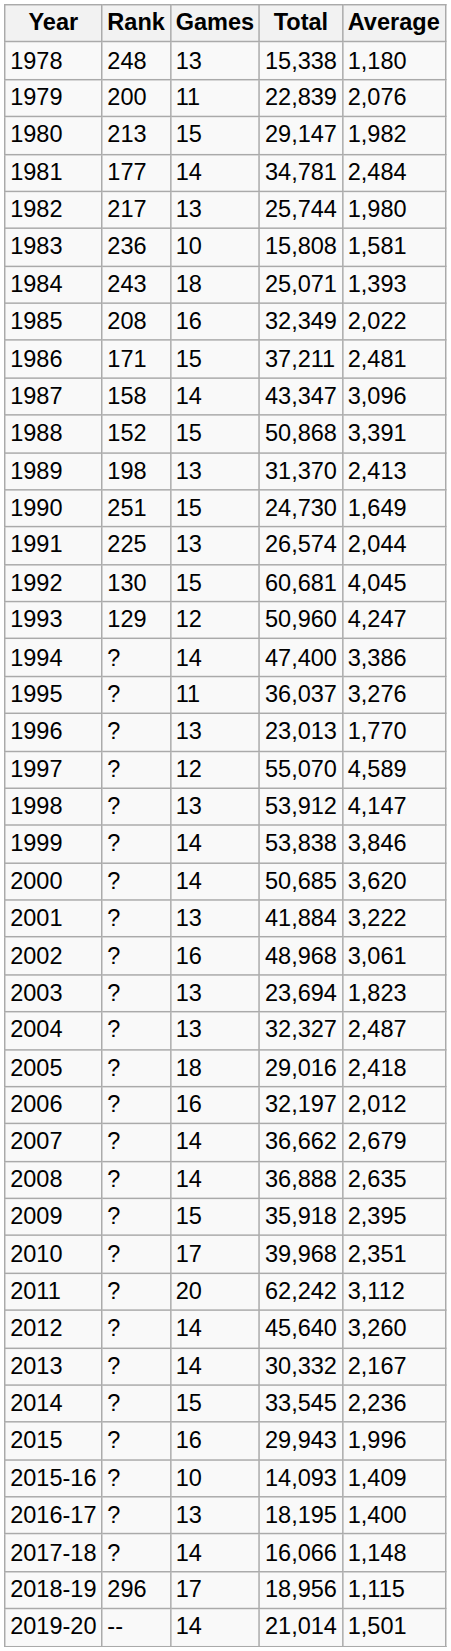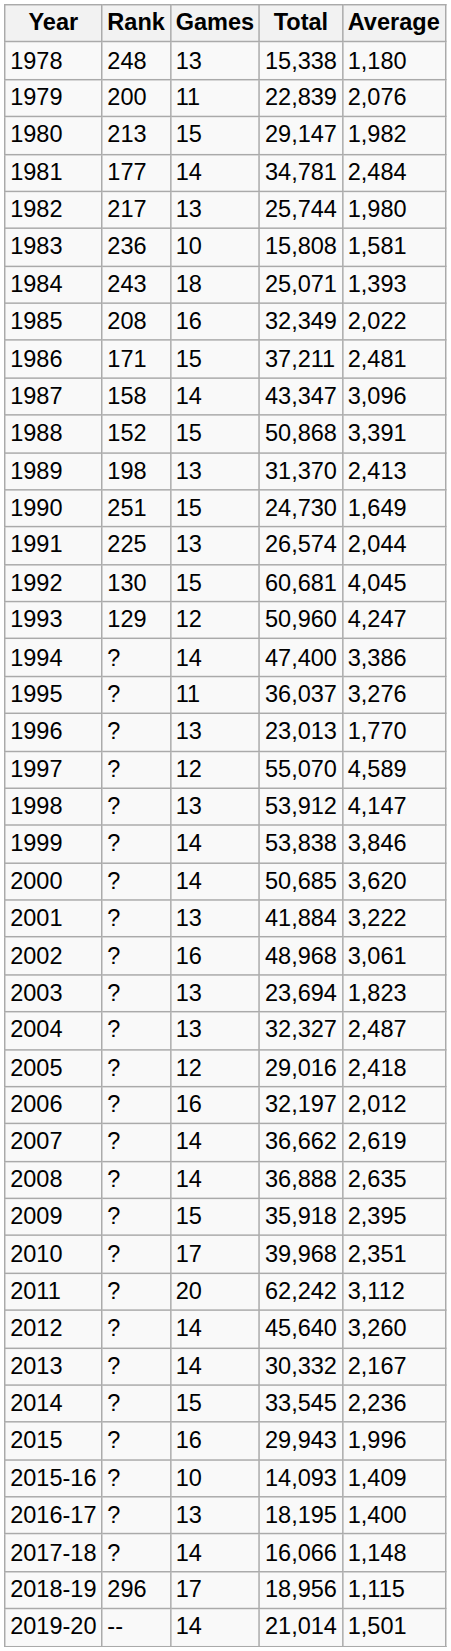(189, 1067) 18 -> (189, 1067) 12
(377, 1142) 2,679 -> (377, 1142) 2,619
